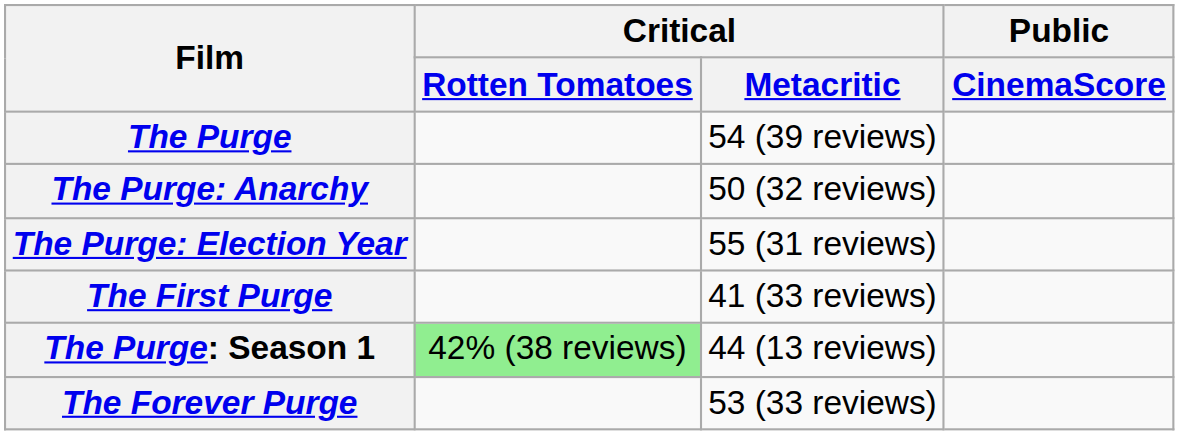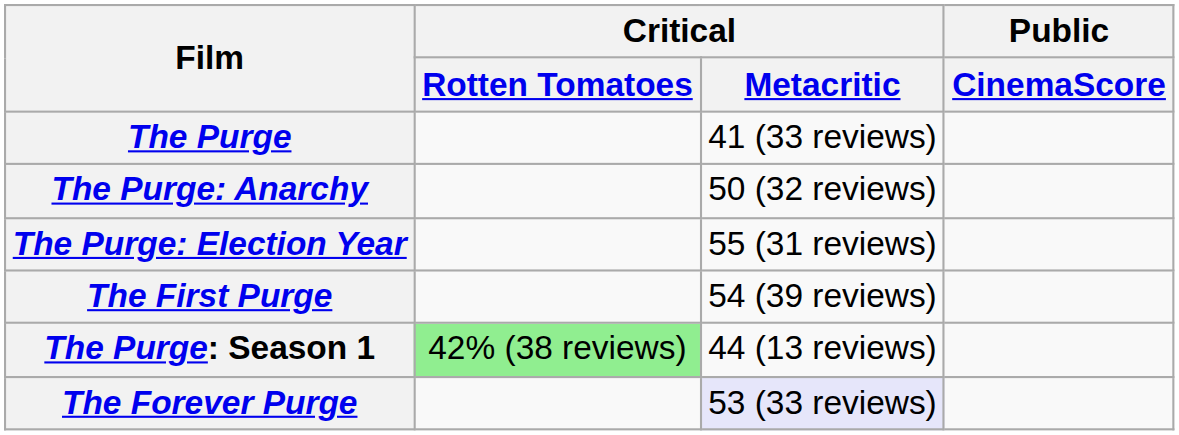(822, 137) 54 (39 reviews) -> (822, 137) 41 (33 reviews)
(822, 296) 41 (33 reviews) -> (822, 296) 54 (39 reviews)
(822, 402) no background -> (822, 402) lavender background
